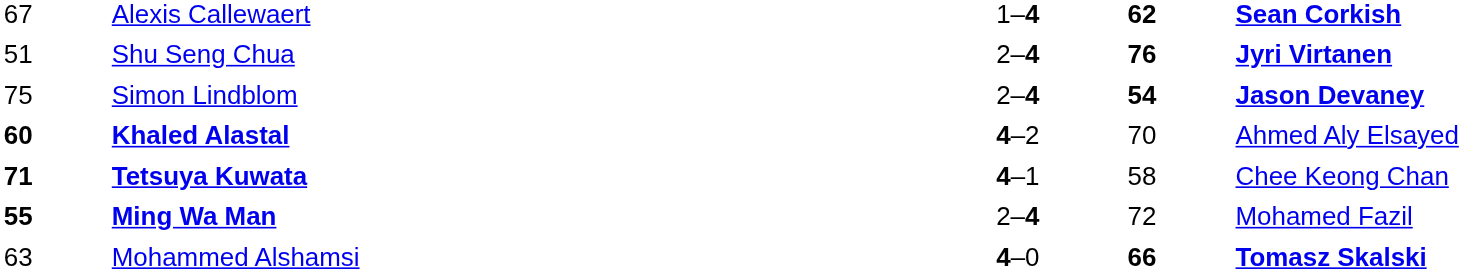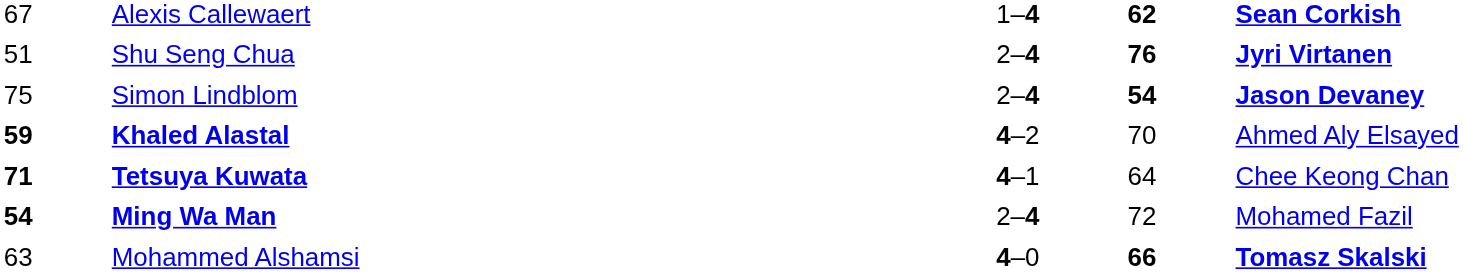(18, 135) 60 -> (18, 135) 59
(1142, 176) 58 -> (1142, 176) 64
(18, 216) 55 -> (18, 216) 54
